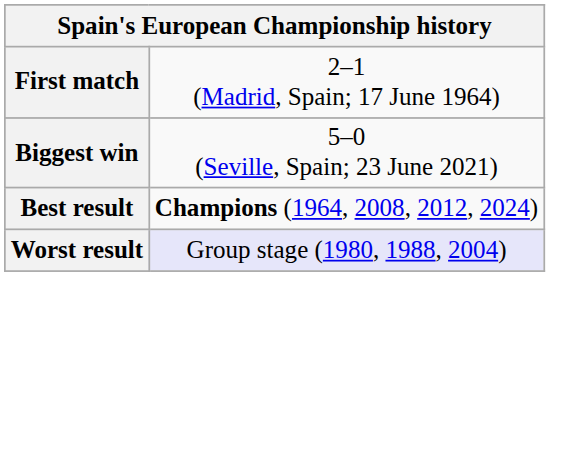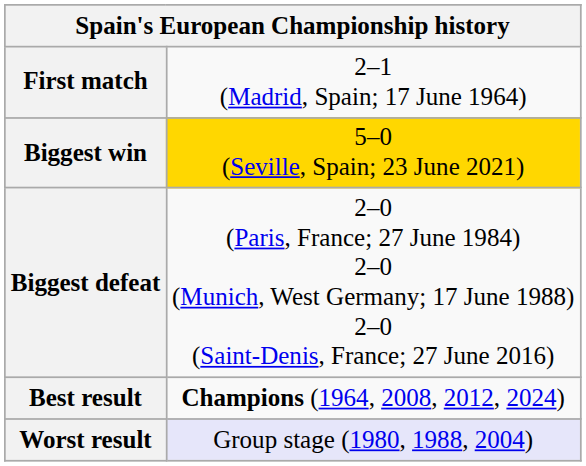(347, 152) no background -> (373, 152) gold background
+ row: (86, 282)
